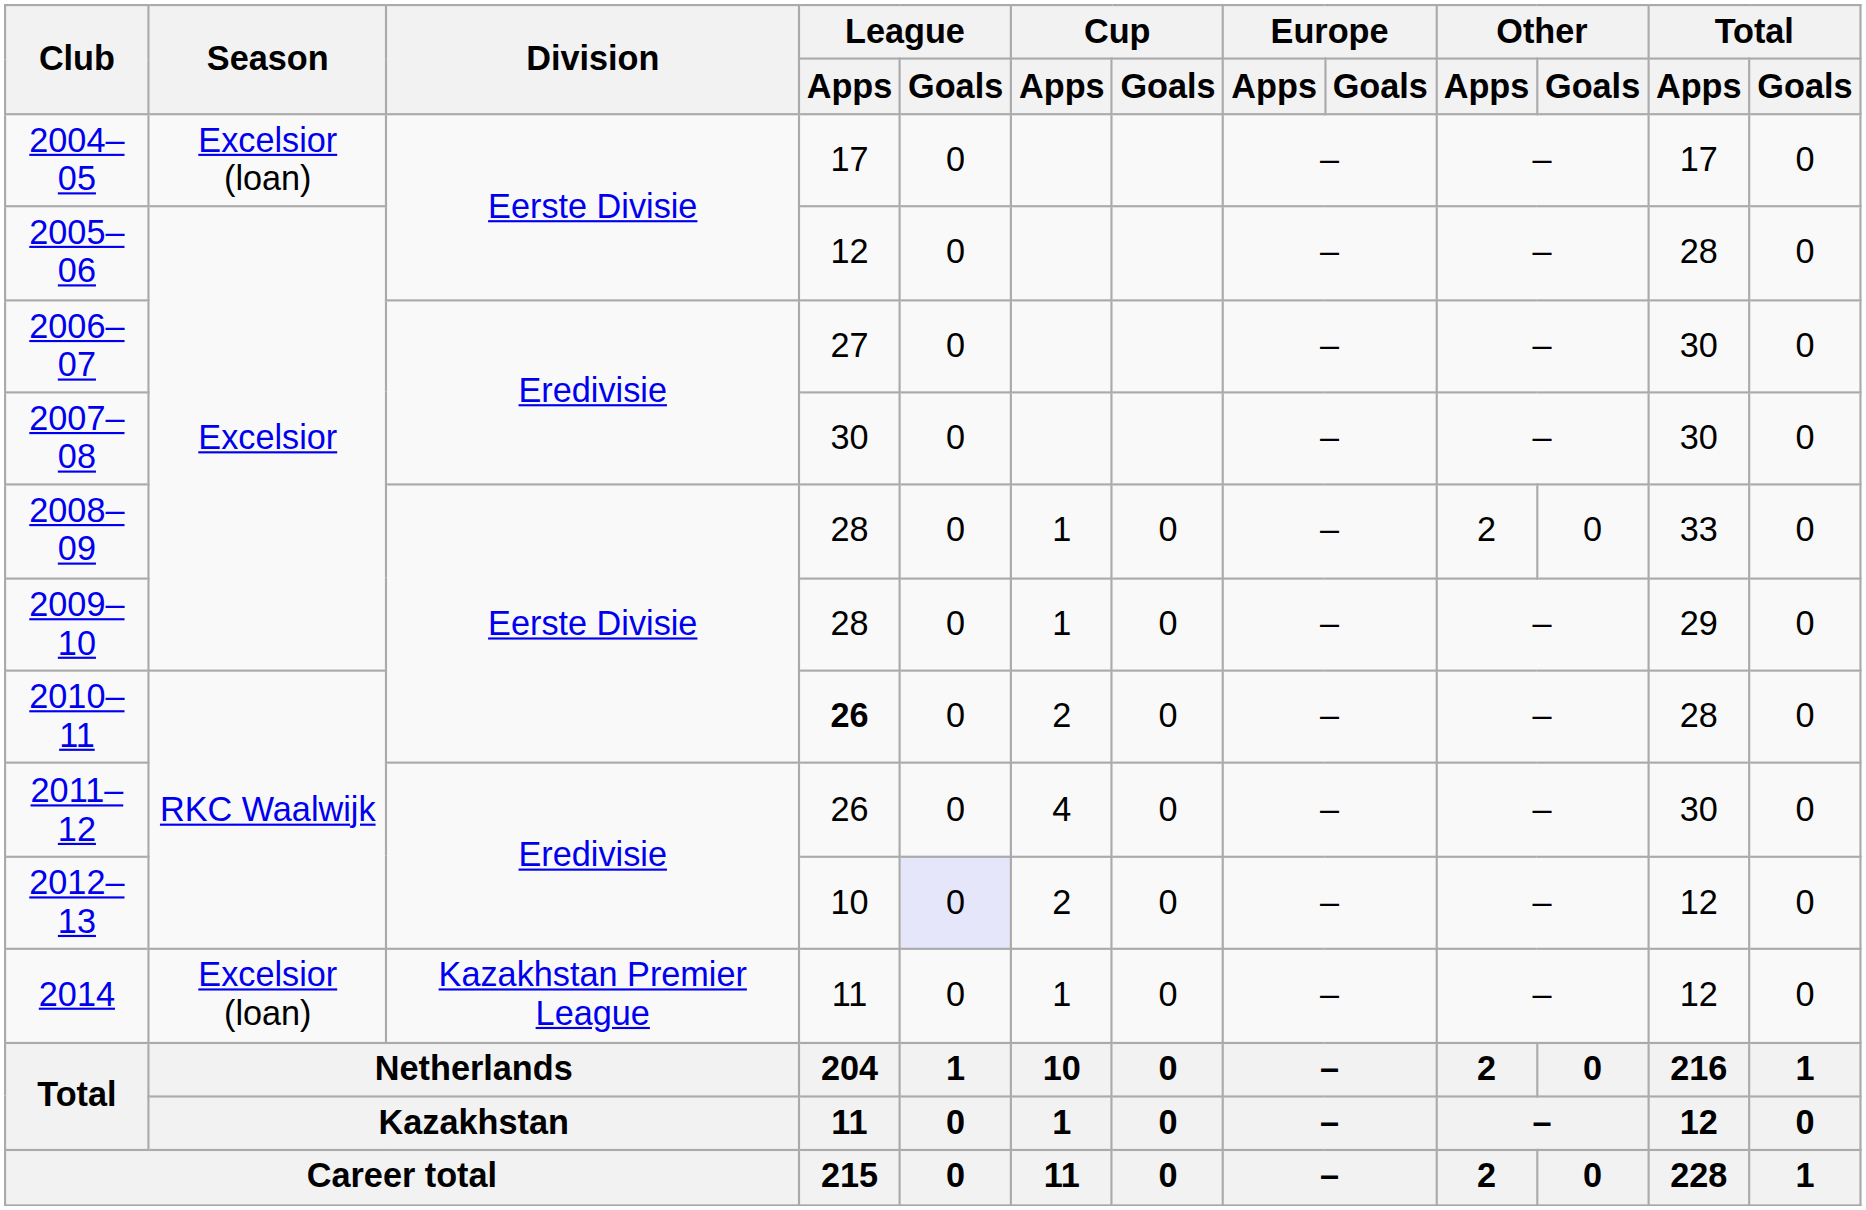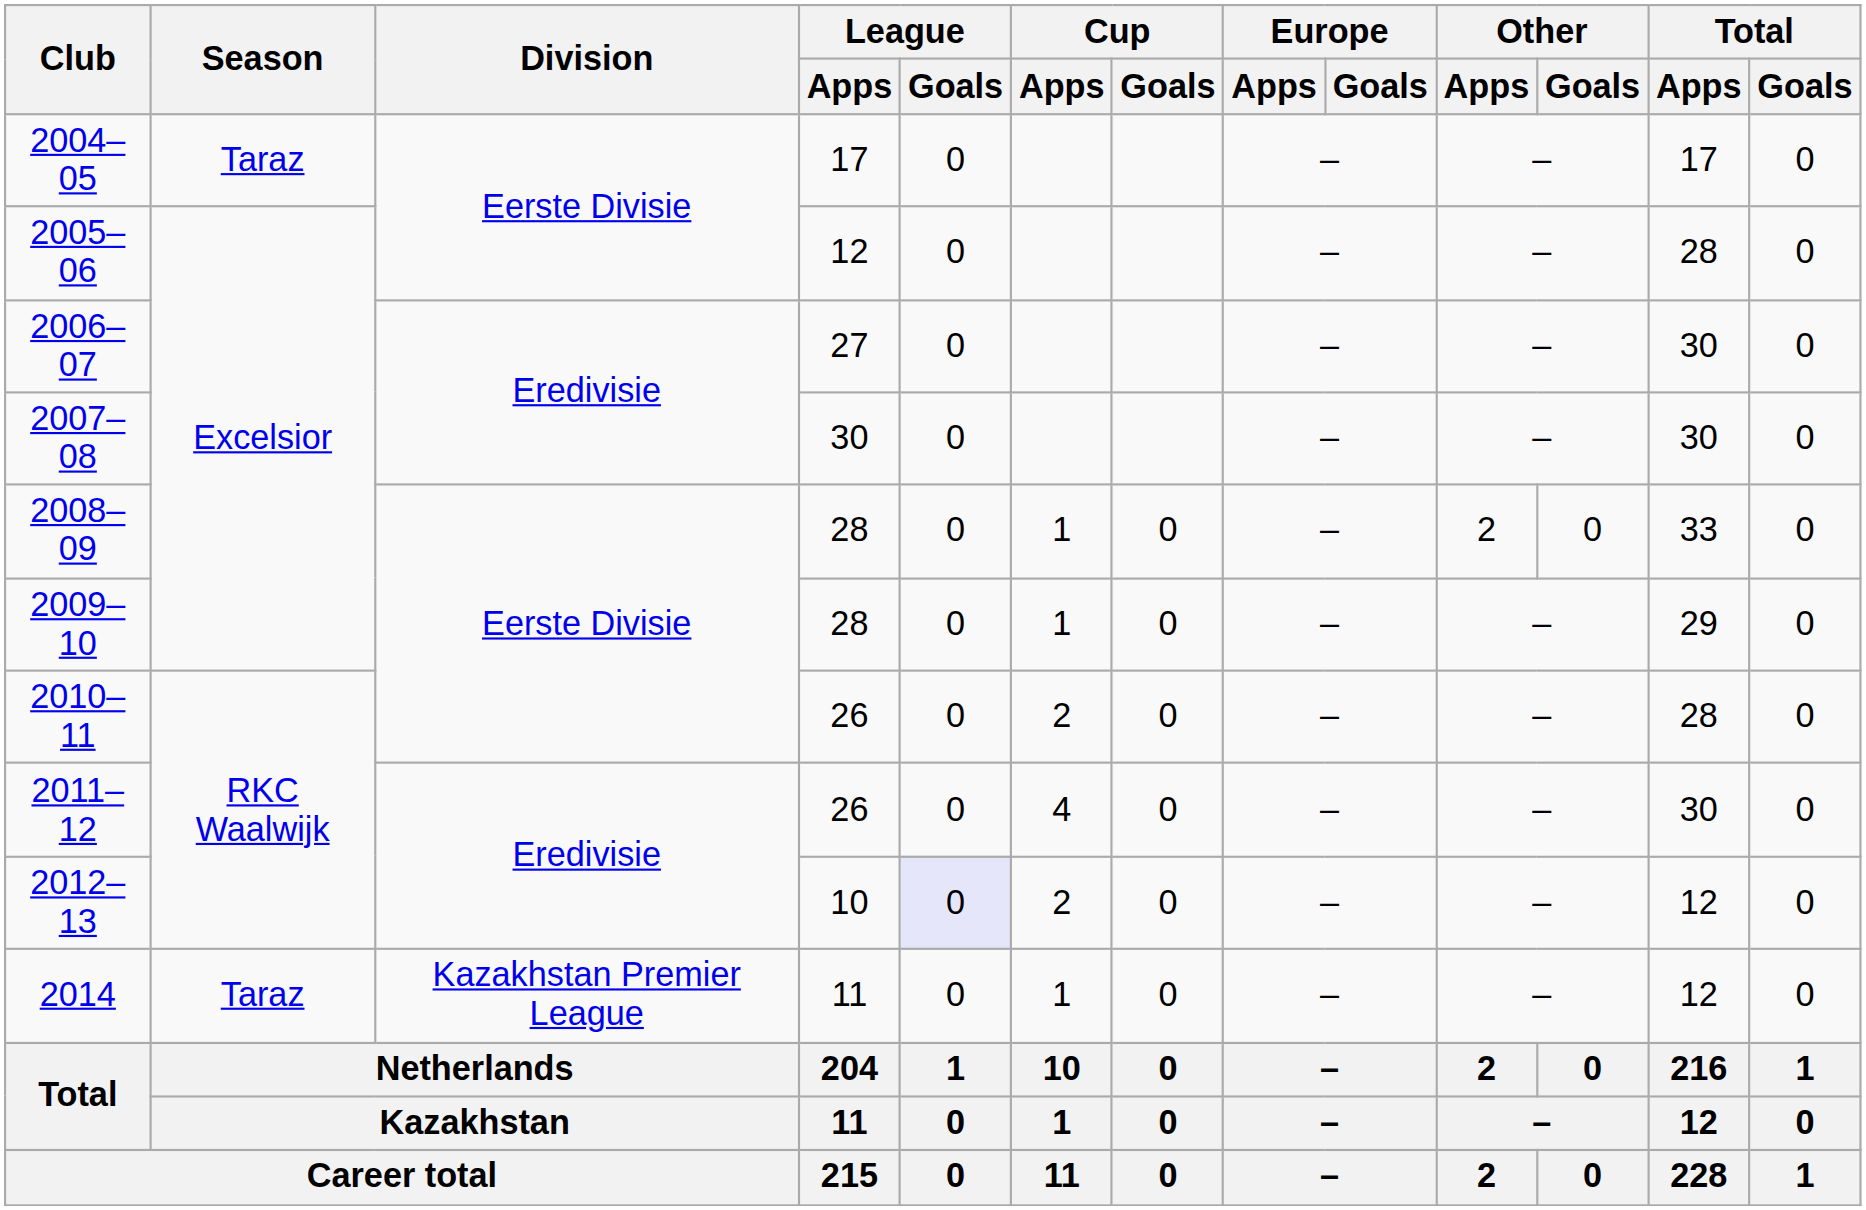(268, 159) Excelsior (loan) -> (263, 159) Taraz
(849, 716) bold -> (849, 716) normal
(268, 994) Excelsior (loan) -> (263, 994) Taraz
